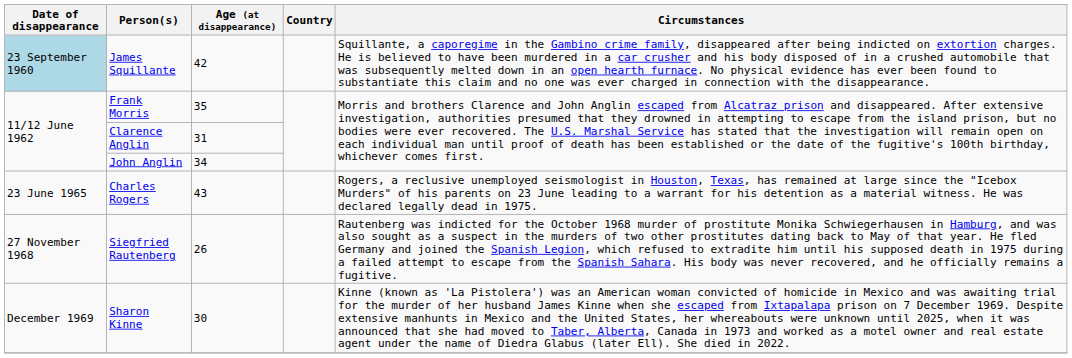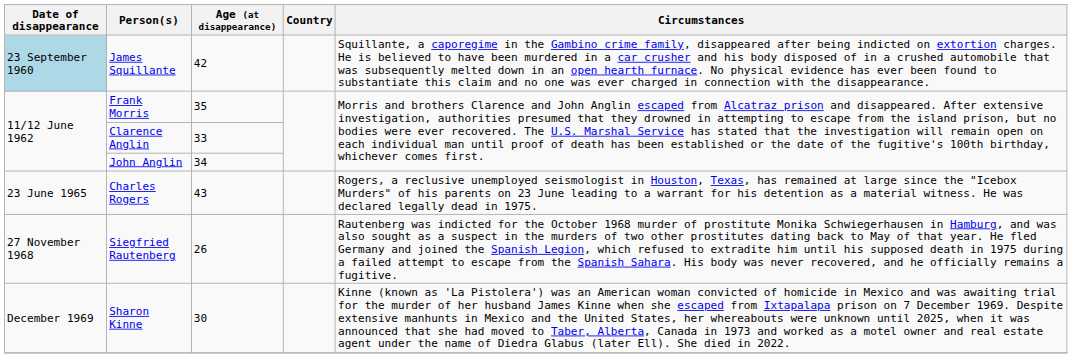(201, 138) 31 -> (201, 138) 33
